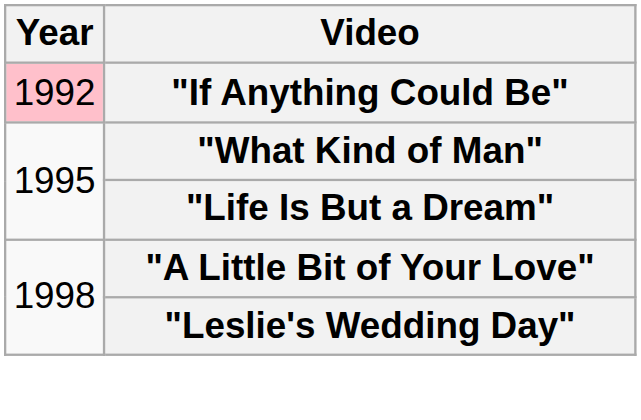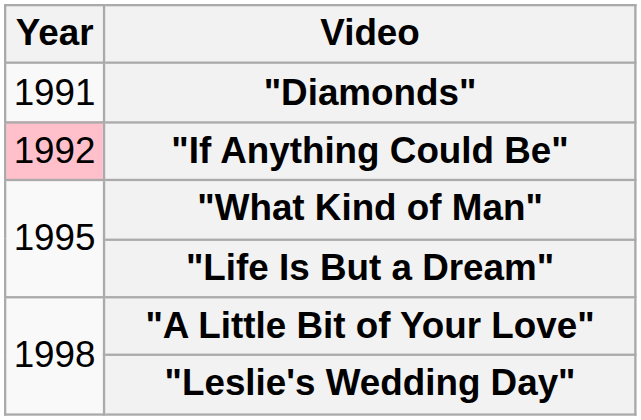+ row: (370, 92)
